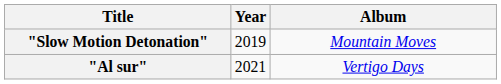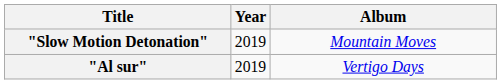(251, 66) 2021 -> (251, 66) 2019
